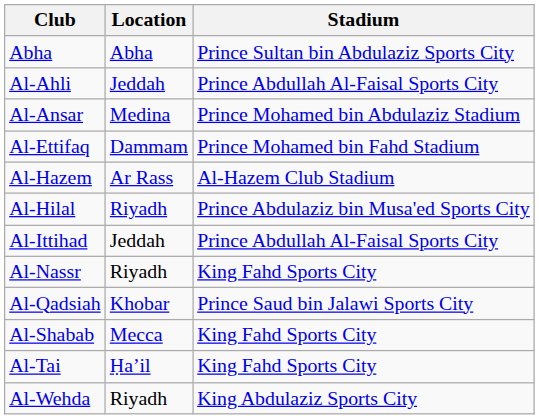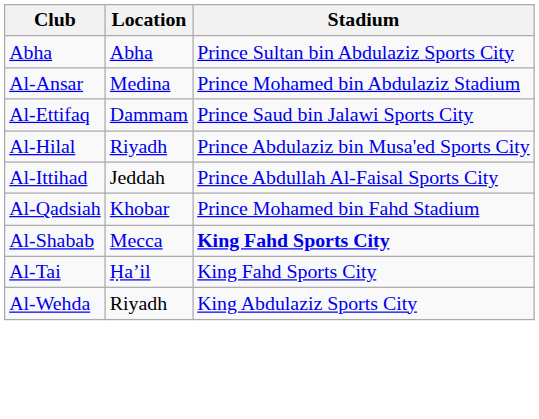- row: (40, 83)
(338, 146) Prince Mohamed bin Fahd Stadium -> (335, 114) Prince Saud bin Jalawi Sports City
- row: (51, 177)
- row: (45, 271)
(335, 303) Prince Saud bin Jalawi Sports City -> (338, 209) Prince Mohamed bin Fahd Stadium
(287, 334) normal -> (293, 240) bold
